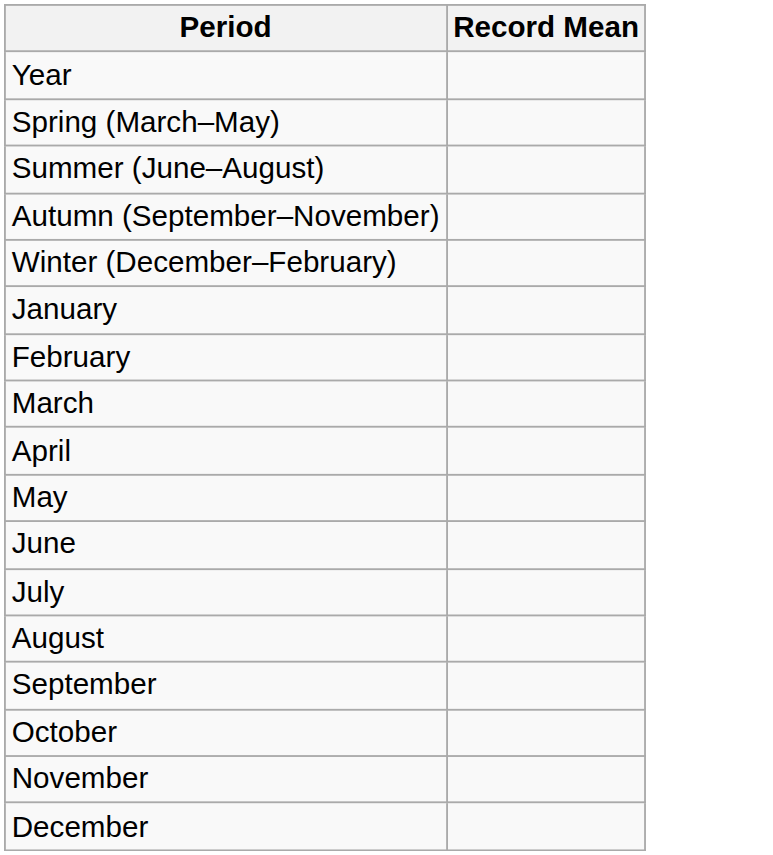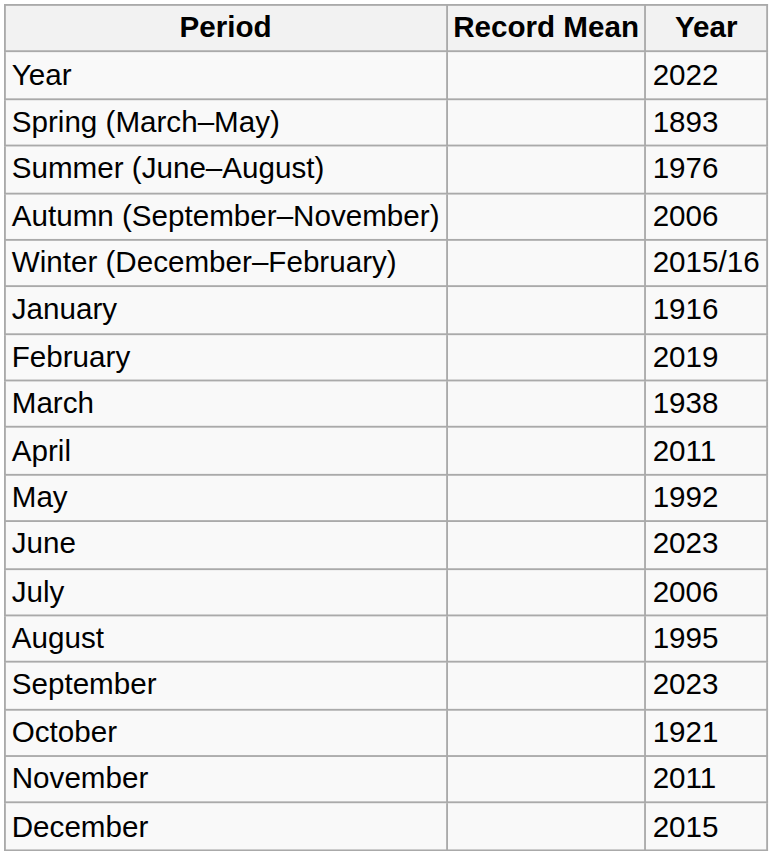+ column: (706, 27)
